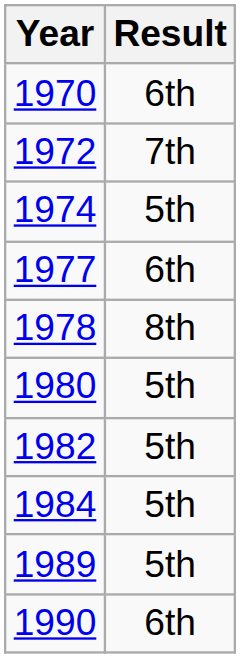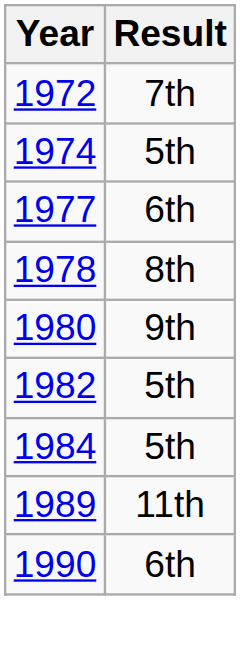- row: (55, 92)
(170, 387) 5th -> (170, 328) 9th
(170, 563) 5th -> (170, 504) 11th
